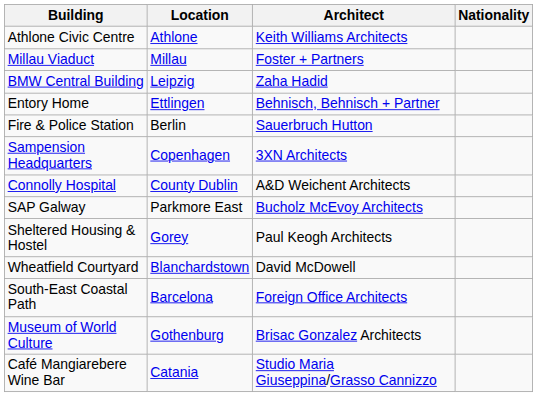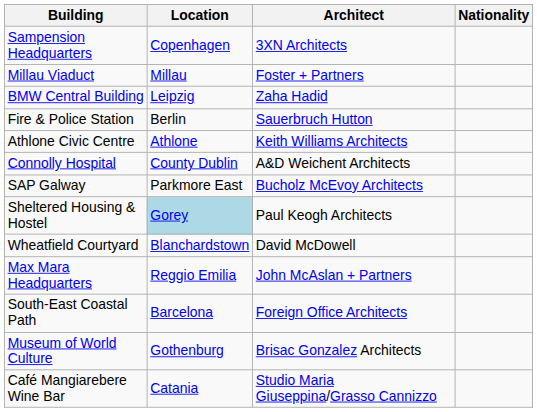rows swapped: (50, 155) <-> (71, 37)
- row: (48, 103)
(169, 237) no background -> (169, 215) lightblue background
+ row: (50, 275)
